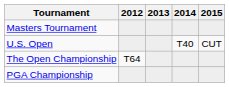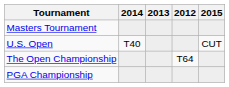columns swapped: (132, 12) <-> (185, 12)
